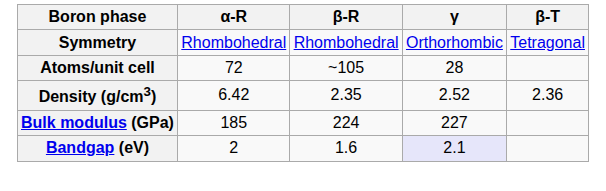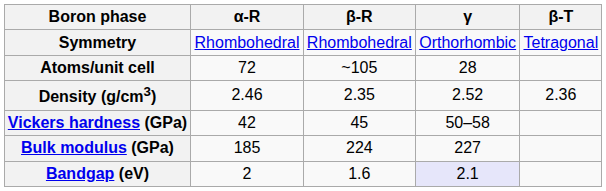(234, 95) 6.42 -> (247, 95) 2.46
+ row: (97, 123)
